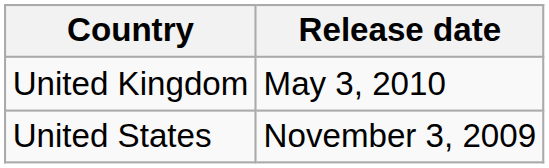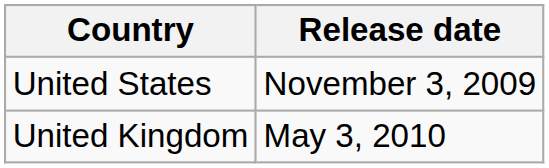rows swapped: (112, 135) <-> (130, 83)
